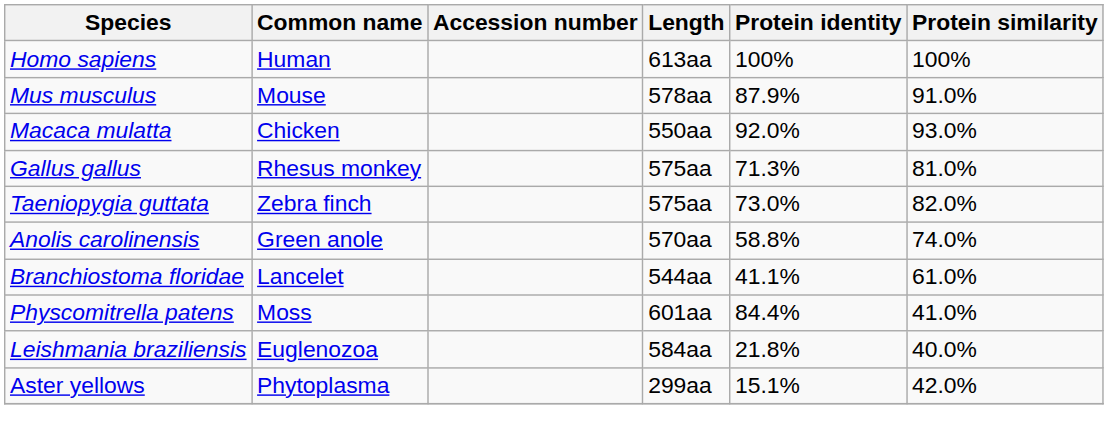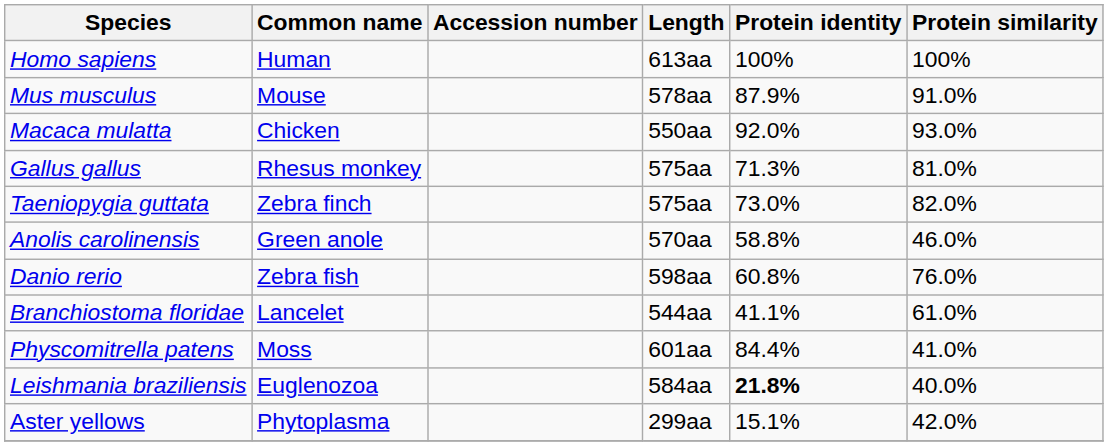(944, 240) 74.0% -> (944, 240) 46.0%
+ row: (66, 276)
(767, 349) normal -> (767, 385) bold
